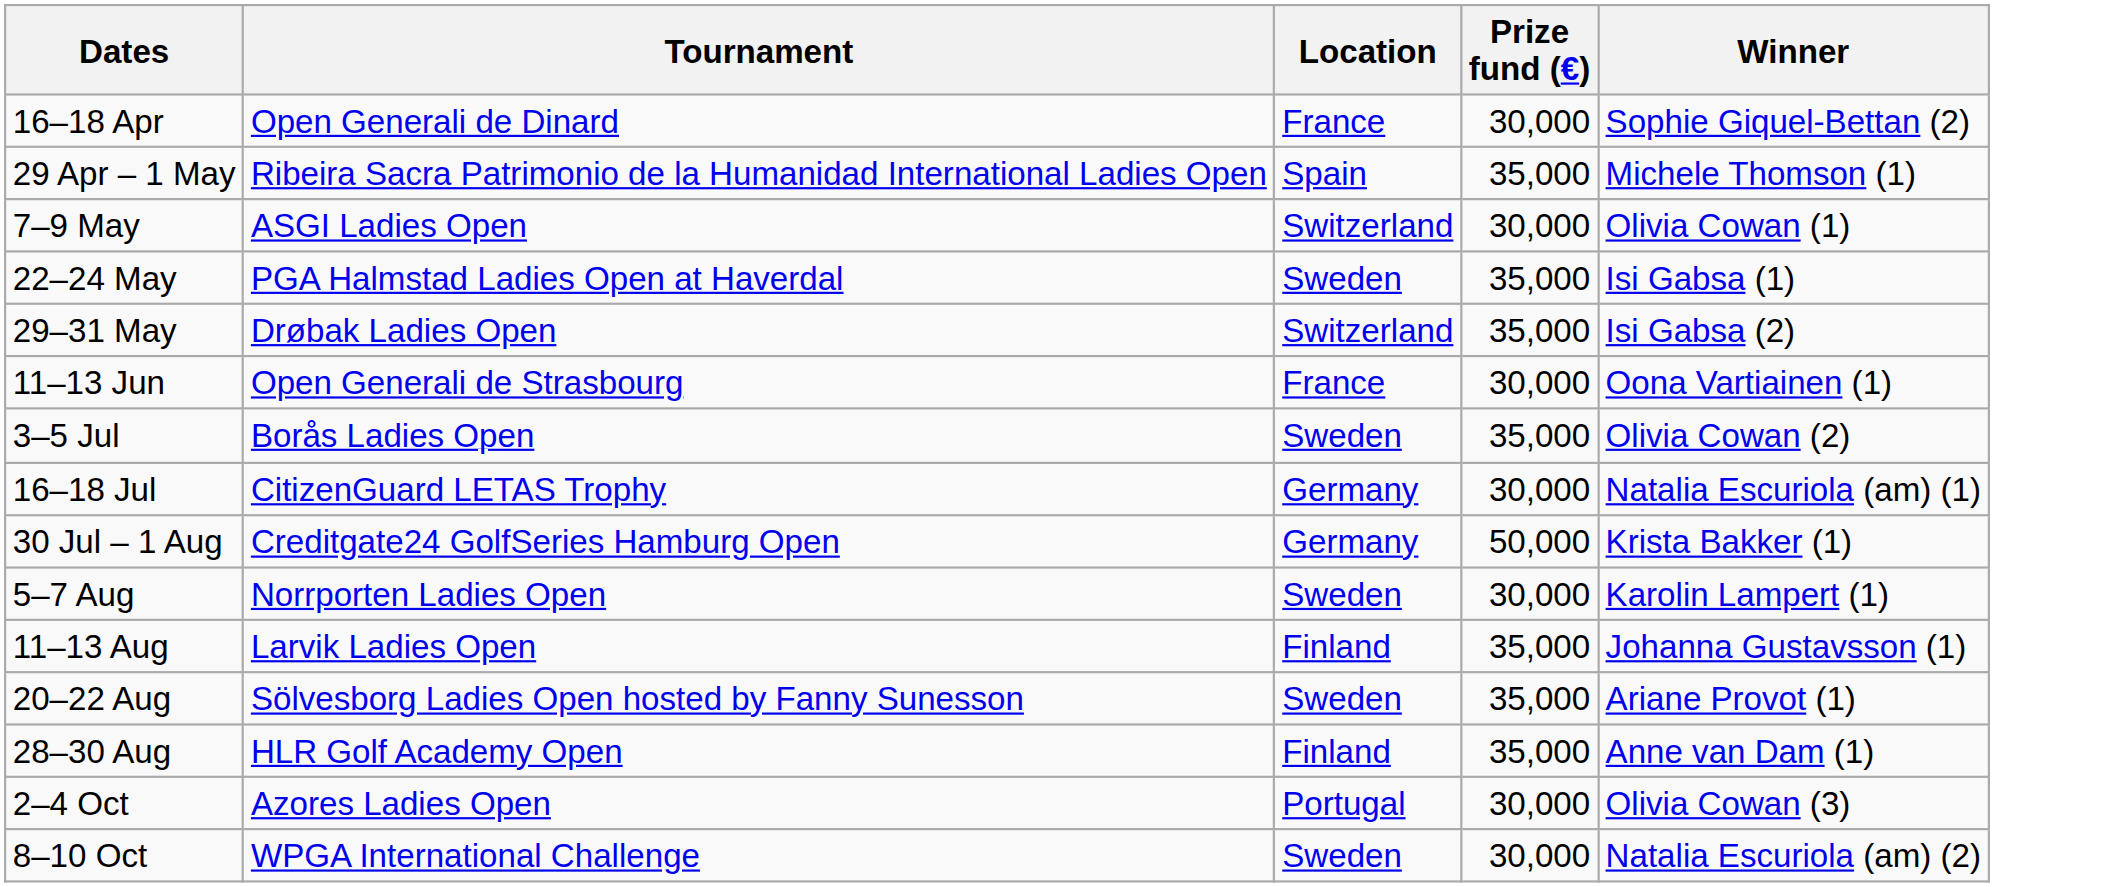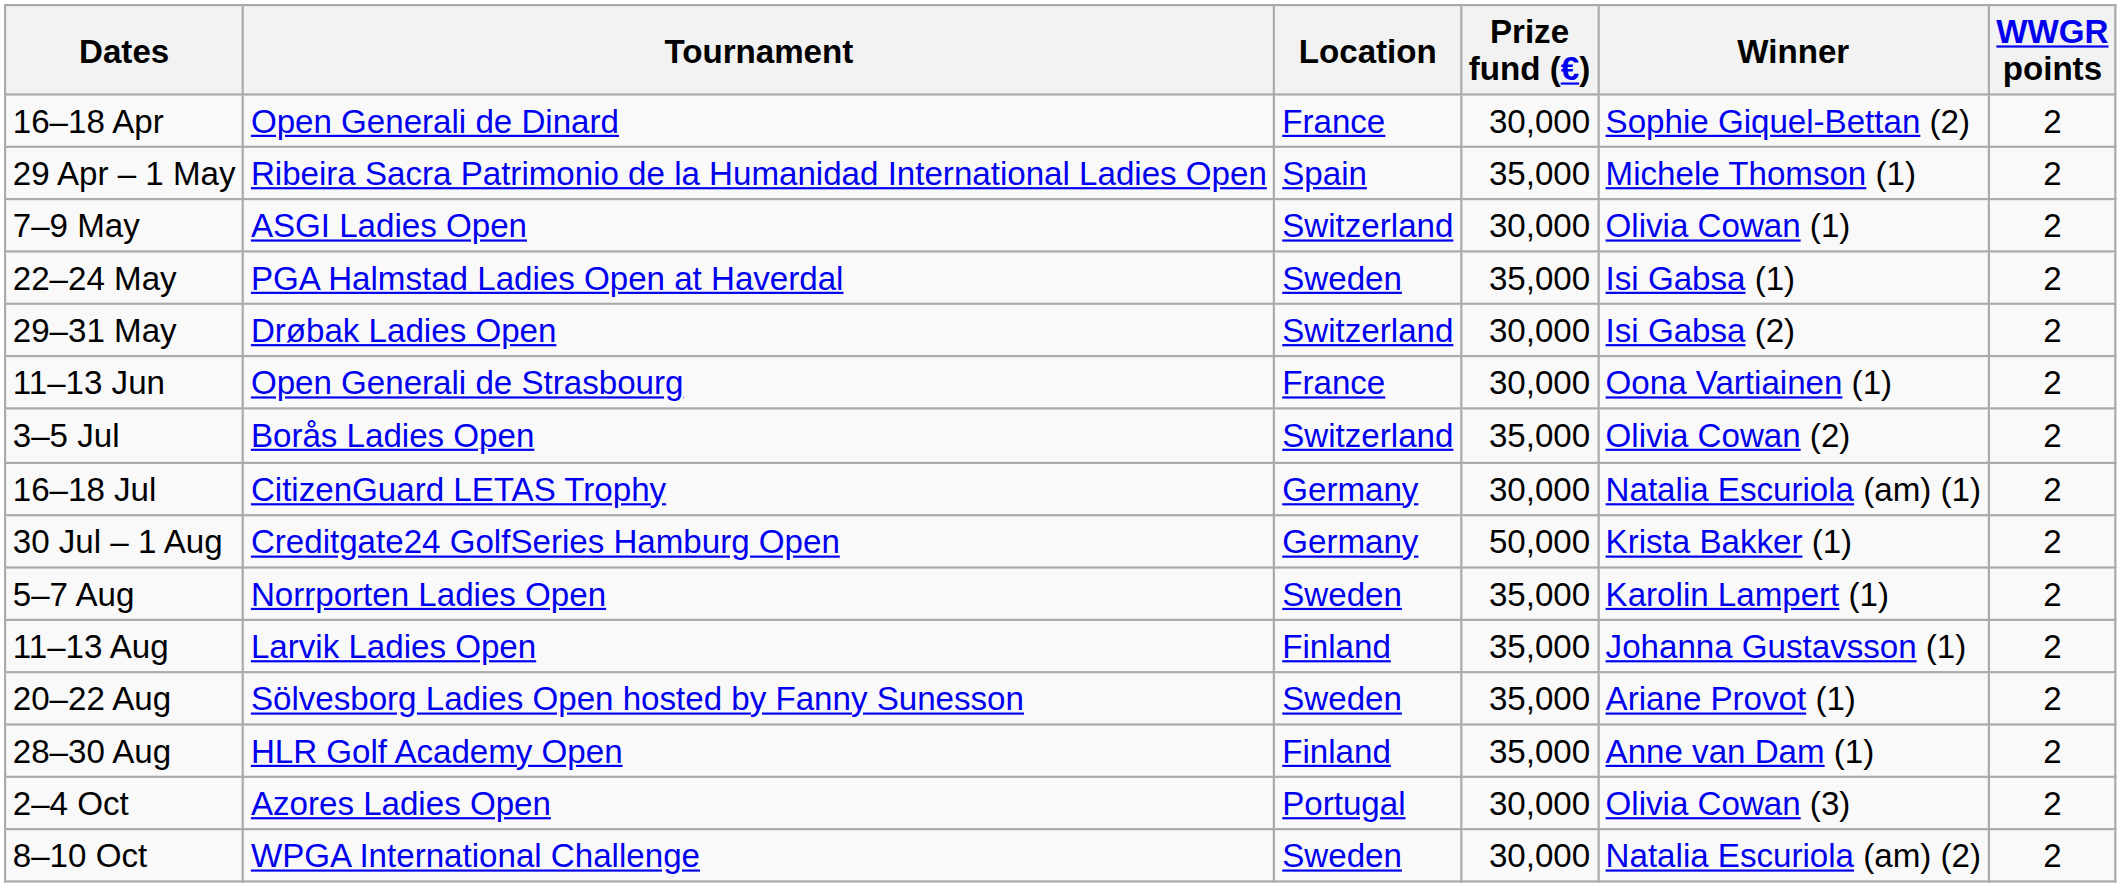+ column: (2052, 50)
(1540, 331) 35,000 -> (1540, 331) 30,000
(1342, 436) Sweden -> (1368, 436) Switzerland
(1540, 593) 30,000 -> (1540, 593) 35,000
